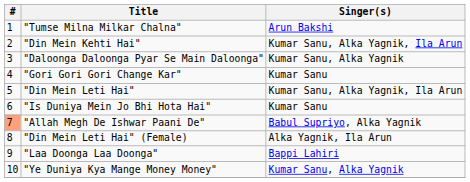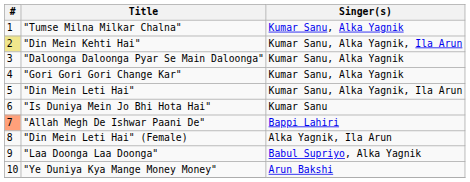(301, 28) Arun Bakshi -> (336, 28) Kumar Sanu, Alka Yagnik
(10, 44) no background -> (10, 44) khaki background
(298, 76) Kumar Sanu -> (336, 76) Kumar Sanu, Alka Yagnik
(345, 123) Babul Supriyo, Alka Yagnik -> (304, 123) Bappi Lahiri
(304, 154) Bappi Lahiri -> (345, 154) Babul Supriyo, Alka Yagnik
(336, 170) Kumar Sanu, Alka Yagnik -> (301, 170) Arun Bakshi
